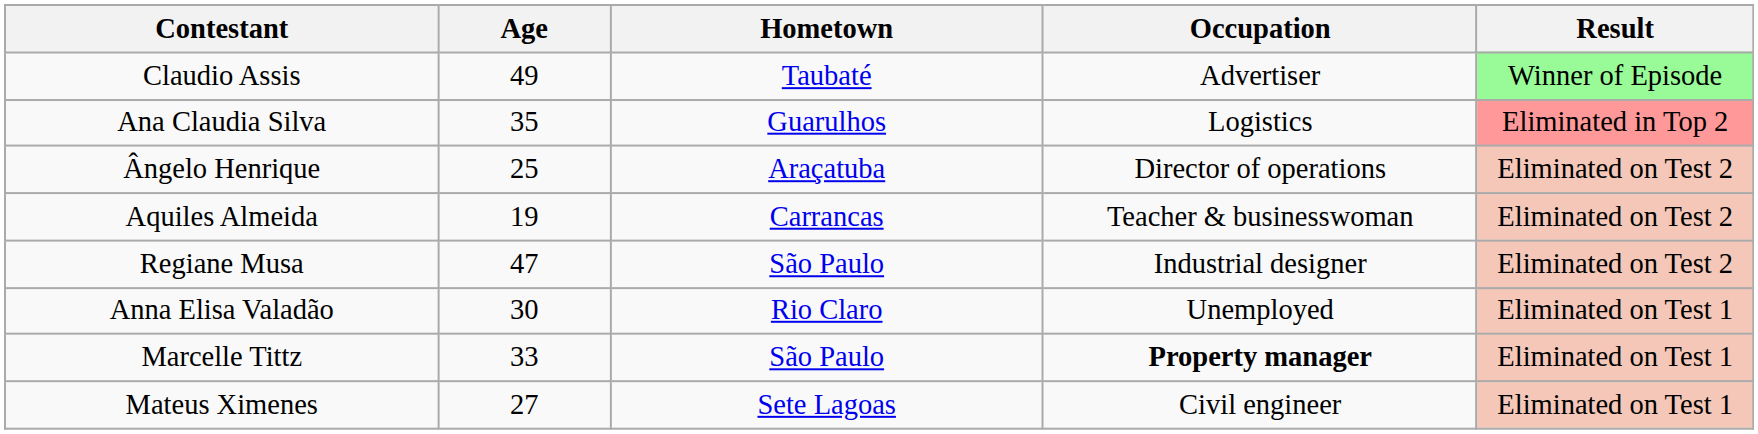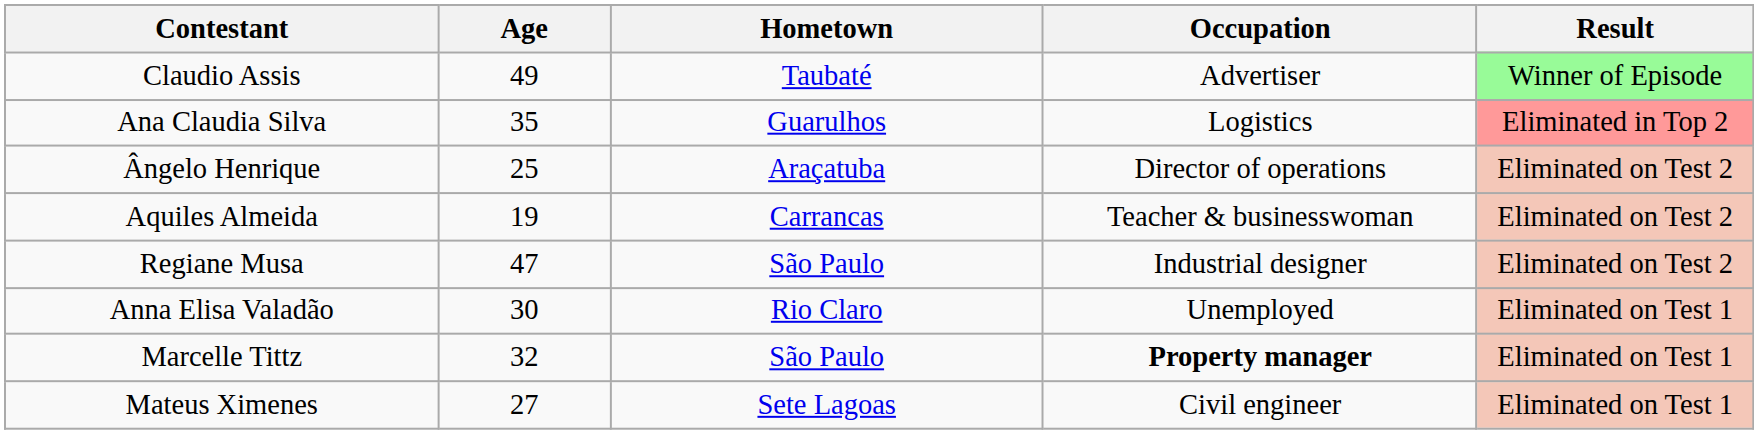(524, 357) 33 -> (524, 357) 32
